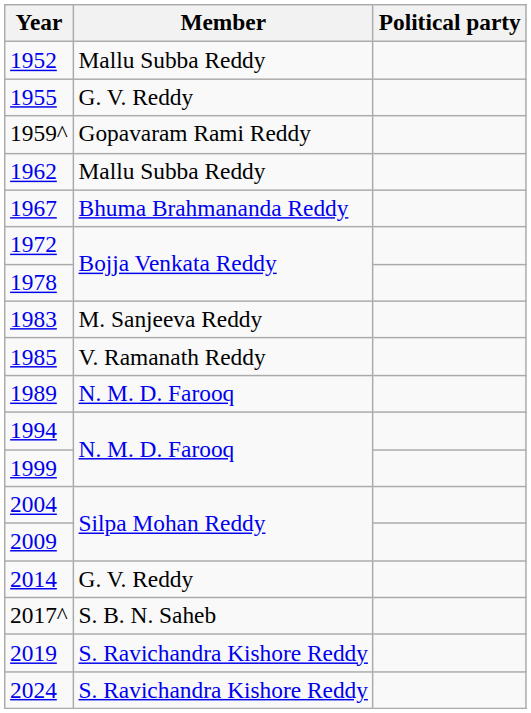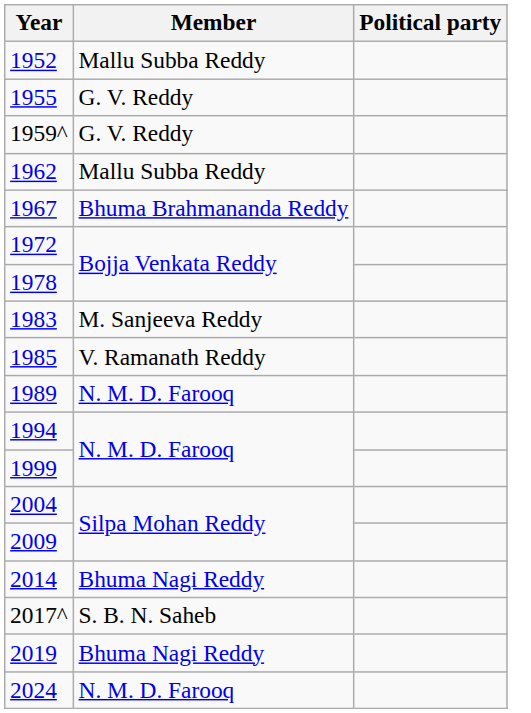(195, 134) Gopavaram Rami Reddy -> (136, 134) G. V. Reddy
(136, 578) G. V. Reddy -> (171, 578) Bhuma Nagi Reddy
(223, 652) S. Ravichandra Kishore Reddy -> (171, 652) Bhuma Nagi Reddy
(223, 689) S. Ravichandra Kishore Reddy -> (156, 689) N. M. D. Farooq
